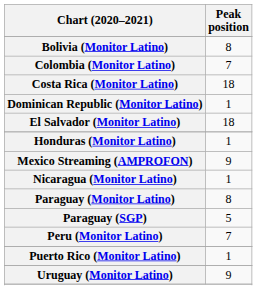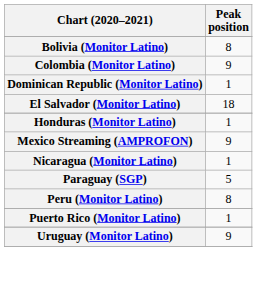(228, 65) 7 -> (228, 65) 9
- row: (105, 84)
- row: (105, 198)
(228, 236) 7 -> (228, 198) 8
